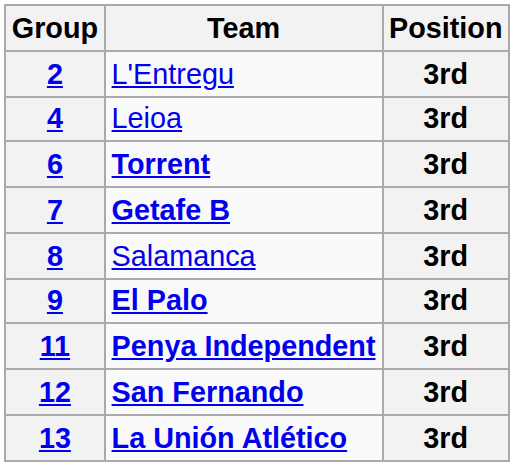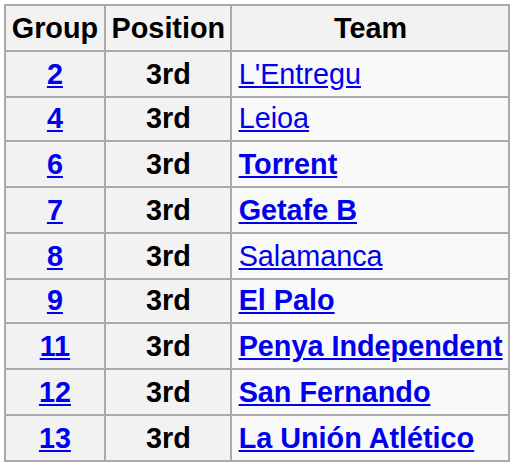columns swapped: (446, 28) <-> (244, 28)
